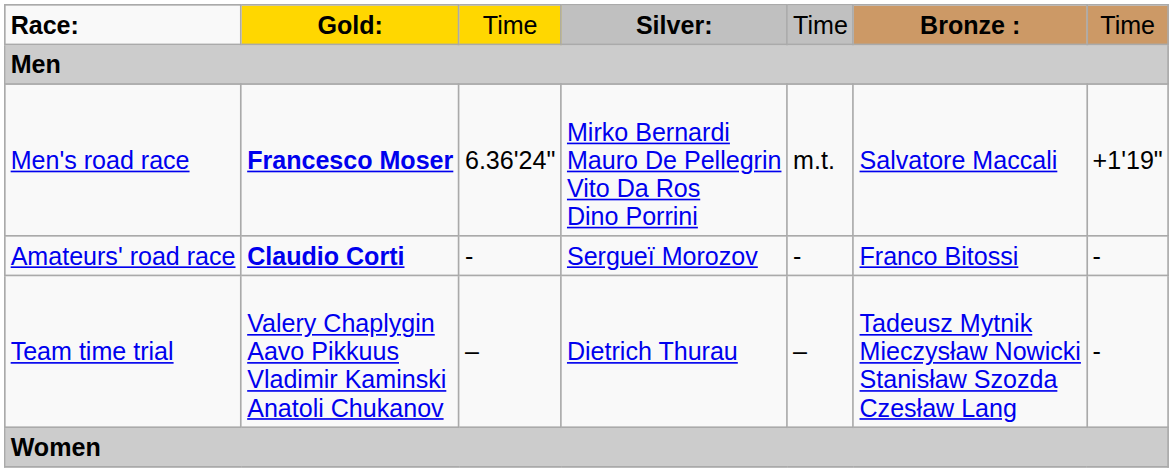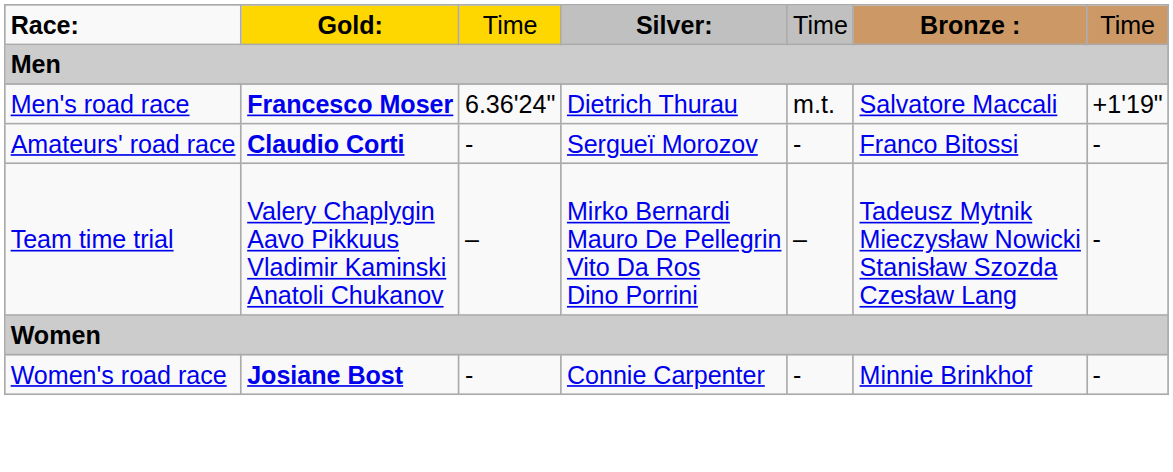(674, 174) Mirko Bernardi Mauro De Pellegrin Vito Da Ros Dino Porrini -> (652, 104) Dietrich Thurau
(652, 352) Dietrich Thurau -> (674, 254) Mirko Bernardi Mauro De Pellegrin Vito Da Ros Dino Porrini
+ row: (119, 375)
